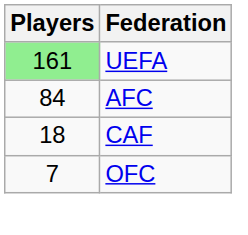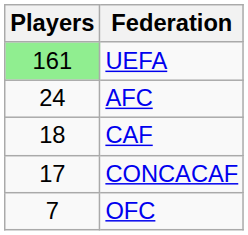(52, 98) 84 -> (52, 98) 24
+ row: (172, 173)
